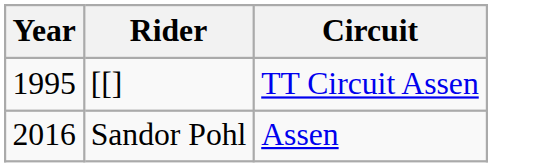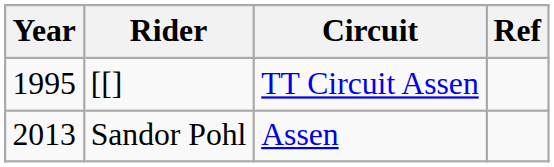+ column: (517, 31)
(44, 135) 2016 -> (44, 135) 2013
